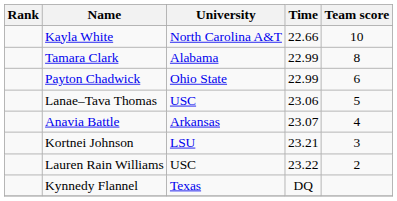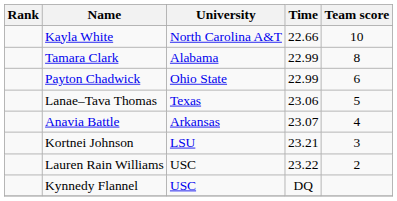(183, 100) USC -> (186, 100) Texas
(186, 185) Texas -> (183, 185) USC
